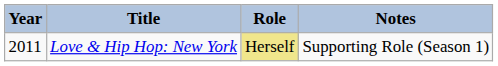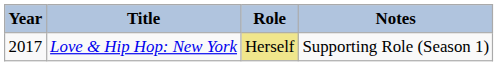(25, 46) 2011 -> (25, 46) 2017
